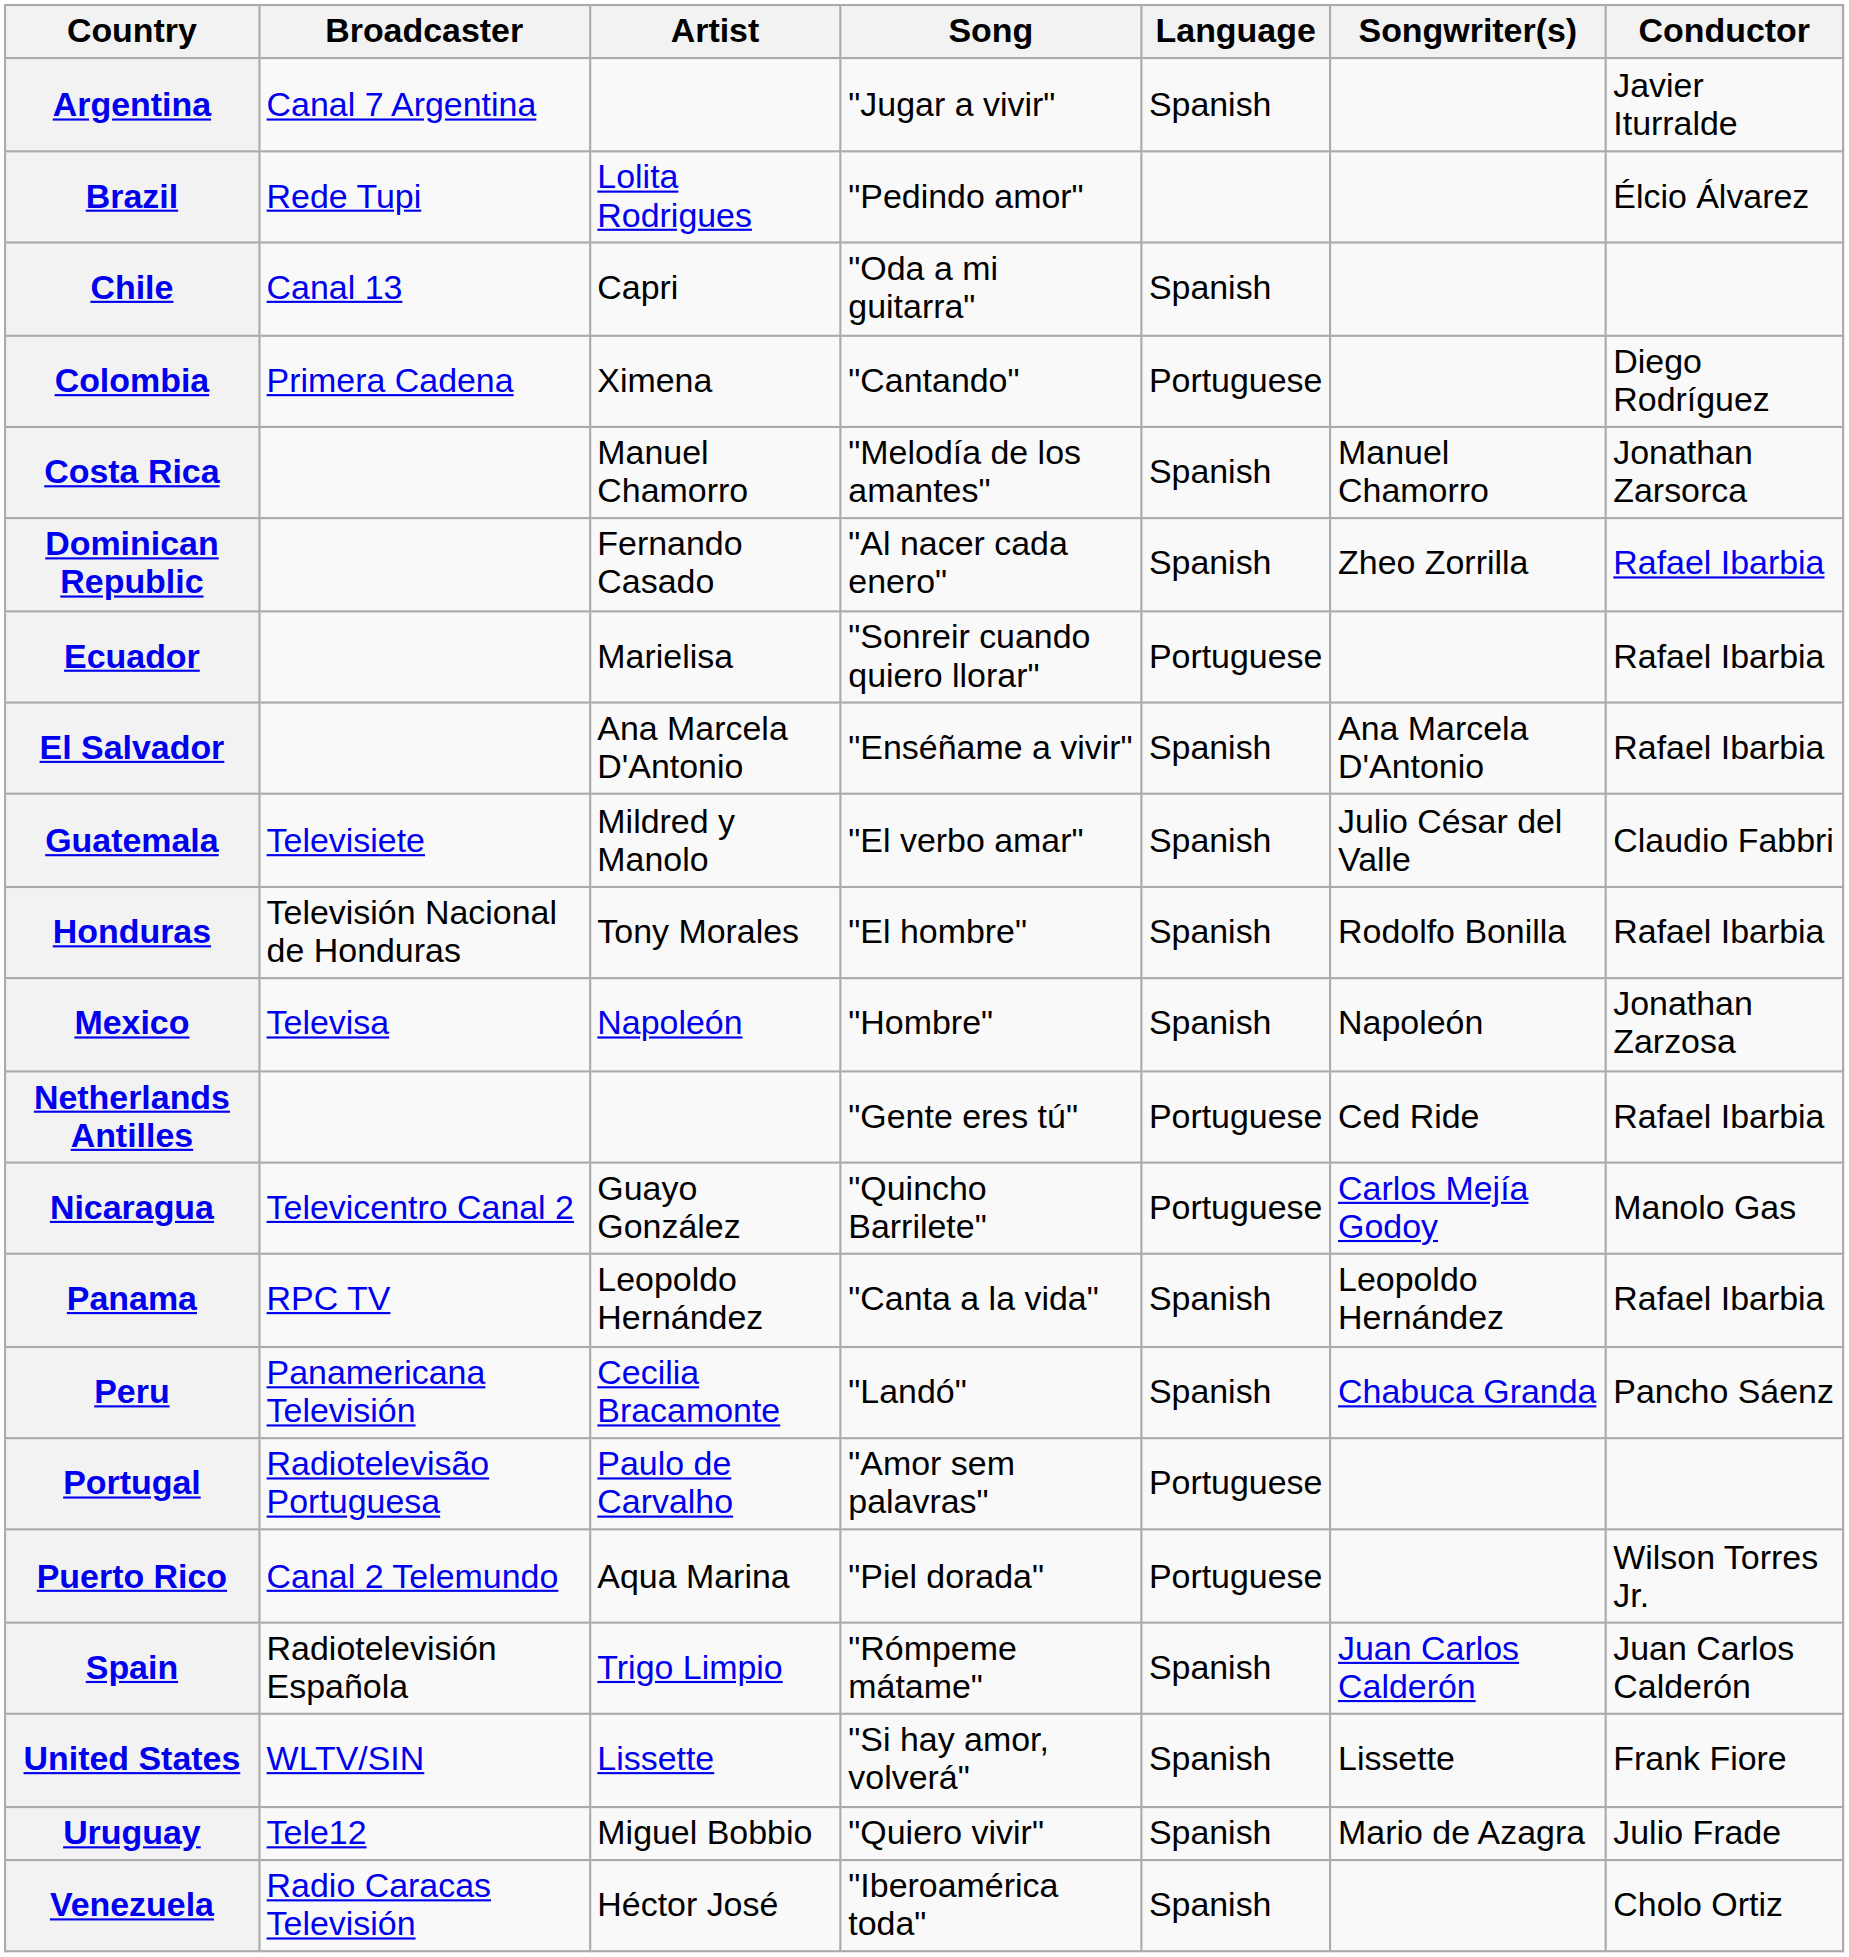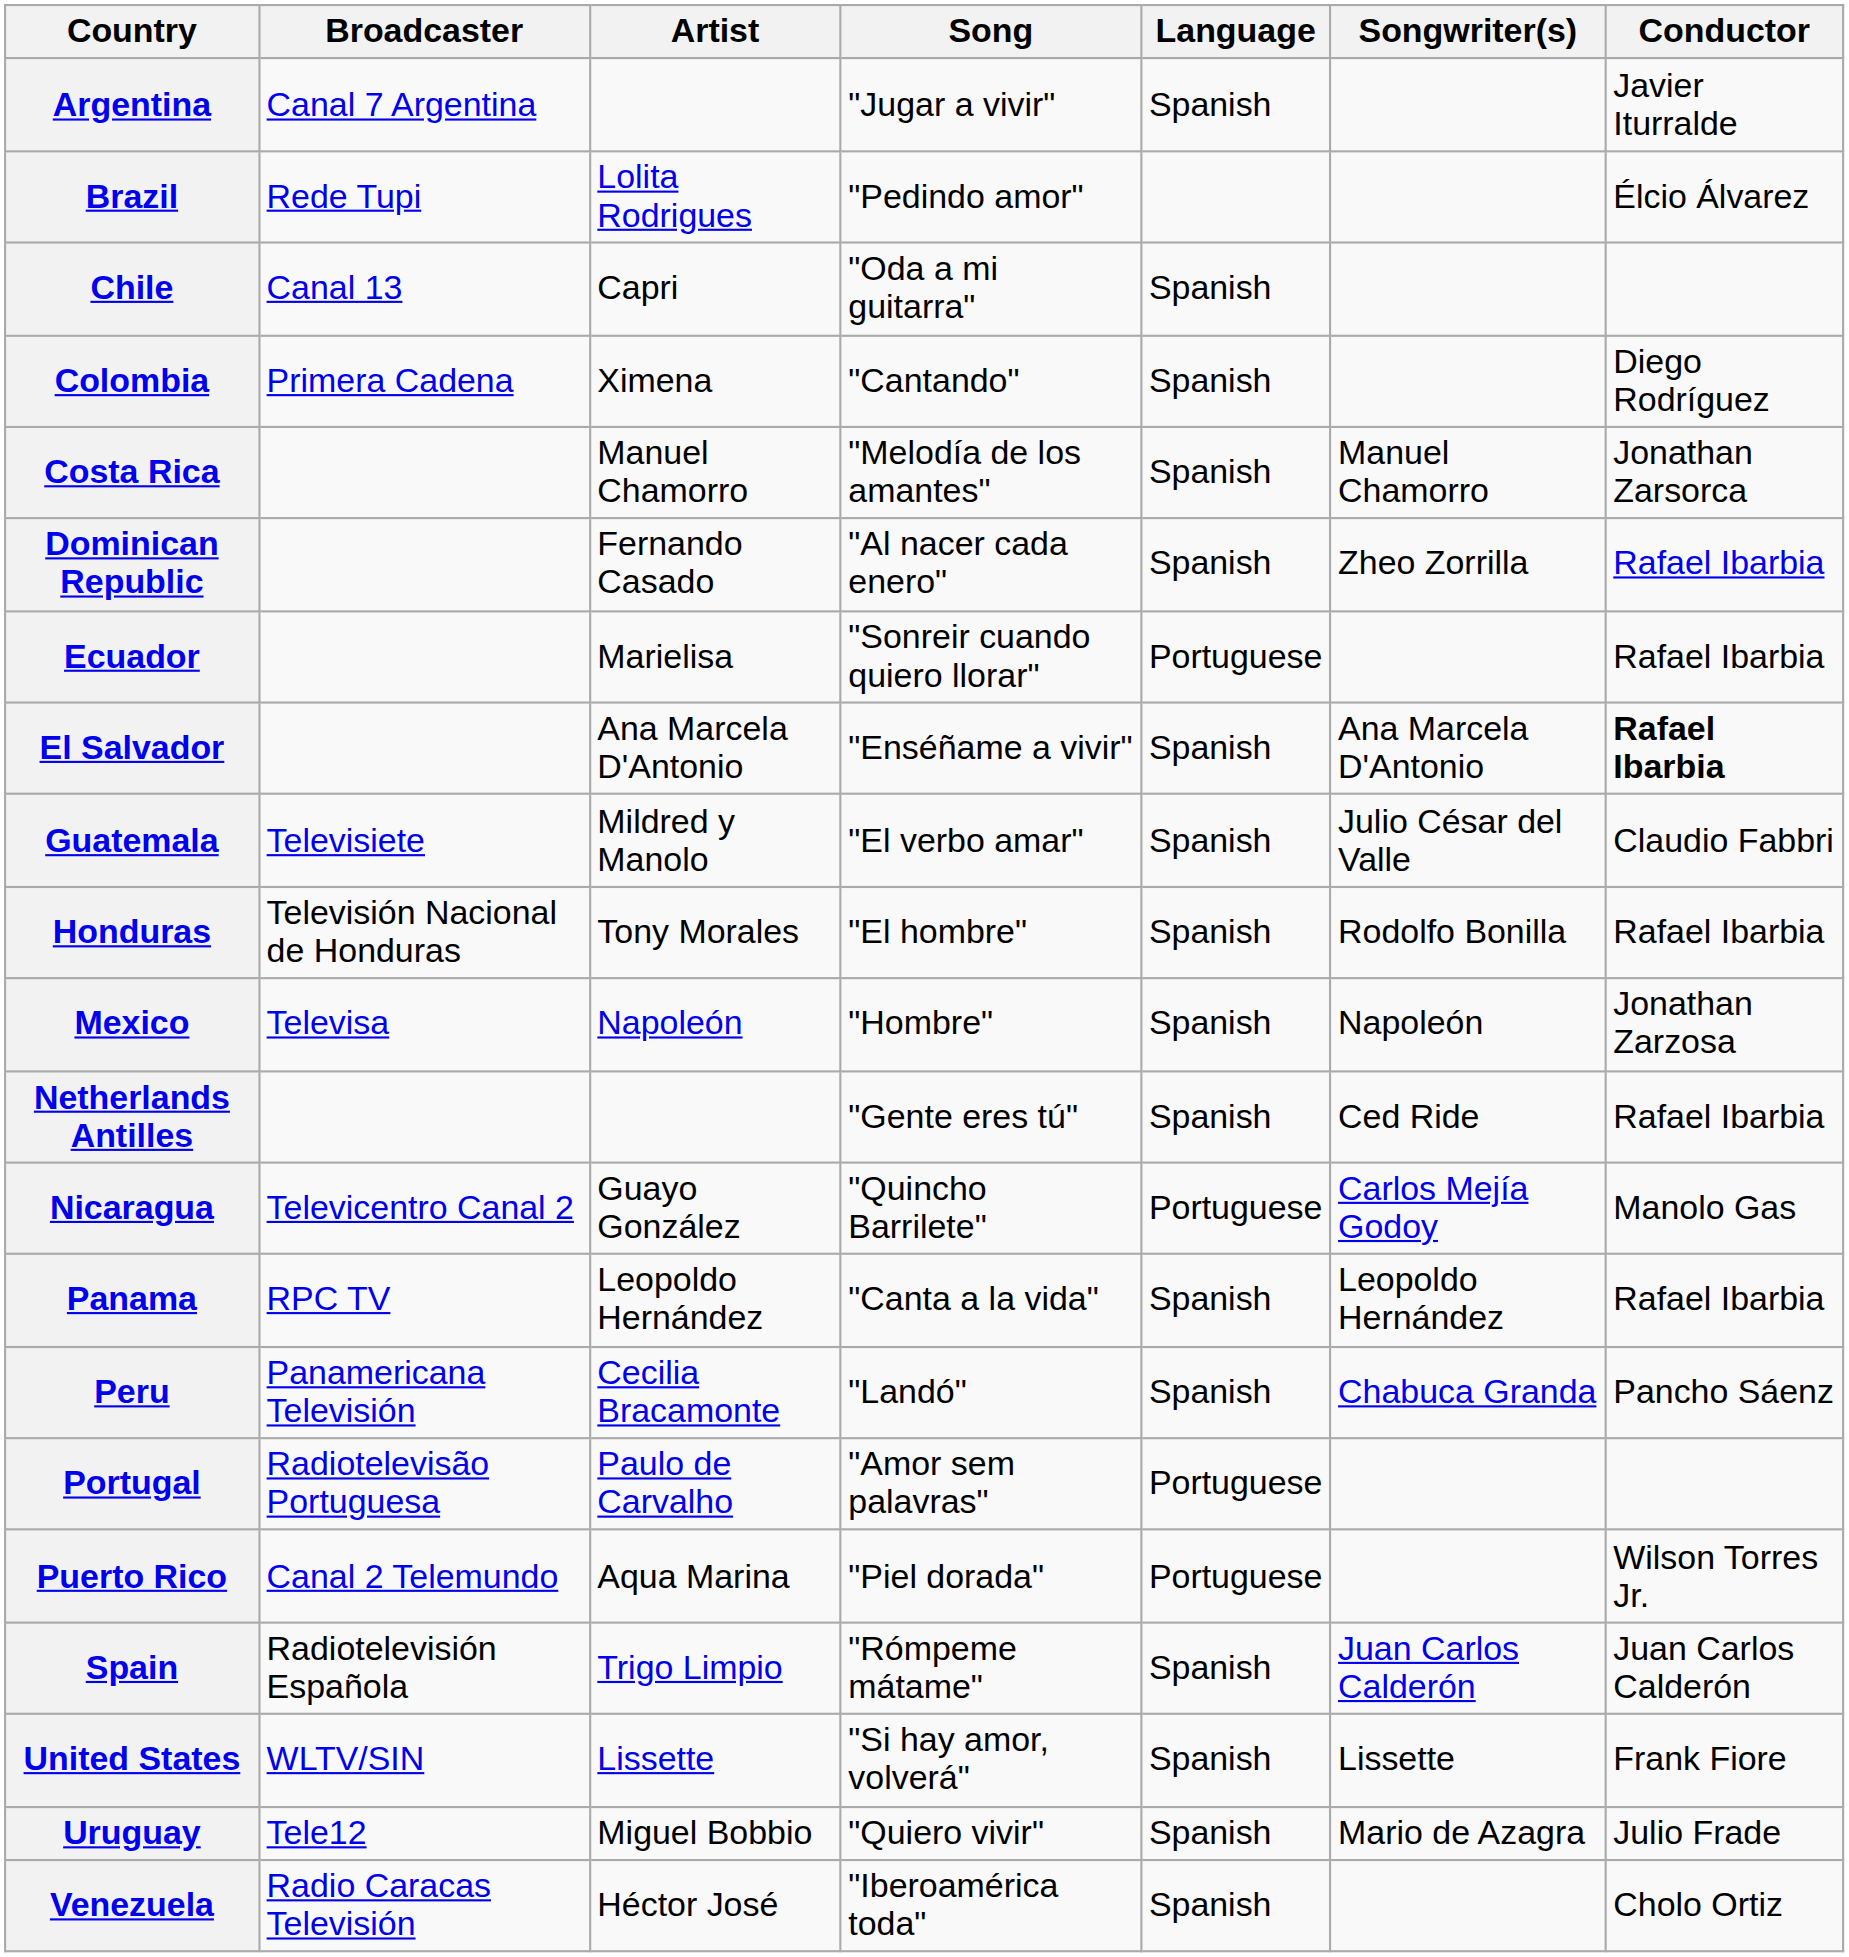(1236, 380) Portuguese -> (1210, 380) Spanish
(1719, 747) normal -> (1669, 747) bold
(1236, 1115) Portuguese -> (1210, 1115) Spanish
